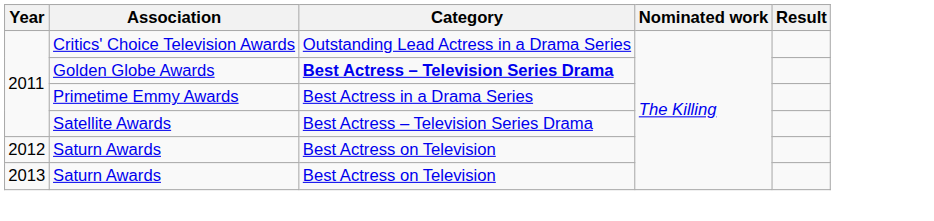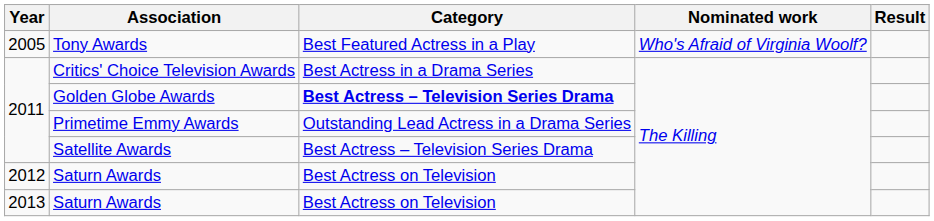+ row: (27, 44)
(467, 44) Outstanding Lead Actress in a Drama Series -> (418, 70) Best Actress in a Drama Series
(418, 96) Best Actress in a Drama Series -> (467, 123) Outstanding Lead Actress in a Drama Series
